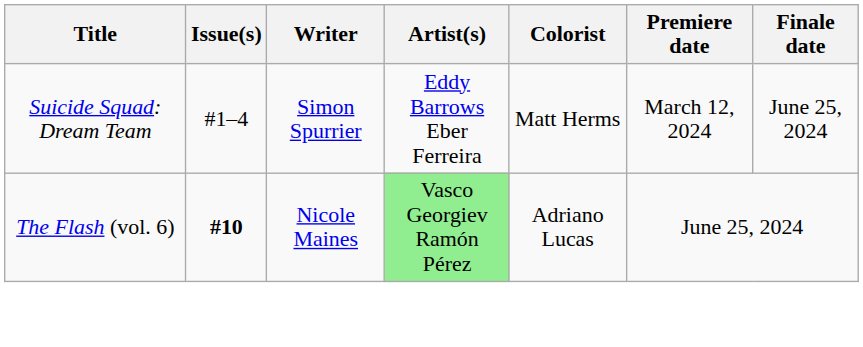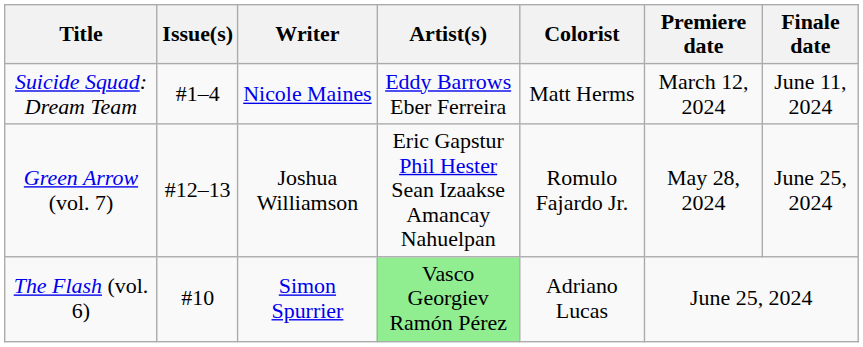(326, 118) Simon Spurrier -> (307, 93) Nicole Maines
(805, 118) June 25, 2024 -> (810, 93) June 11, 2024
+ row: (81, 190)
(226, 227) bold -> (198, 298) normal
(326, 227) Nicole Maines -> (307, 298) Simon Spurrier
